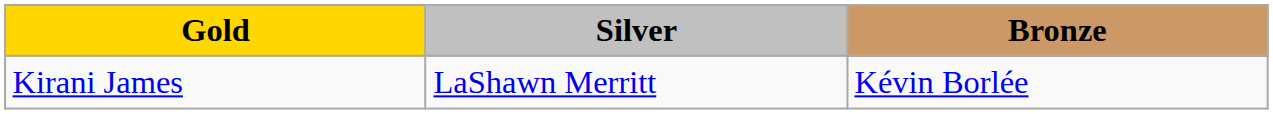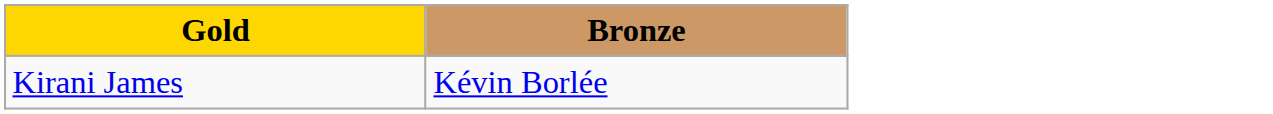- column: (636, 30)
